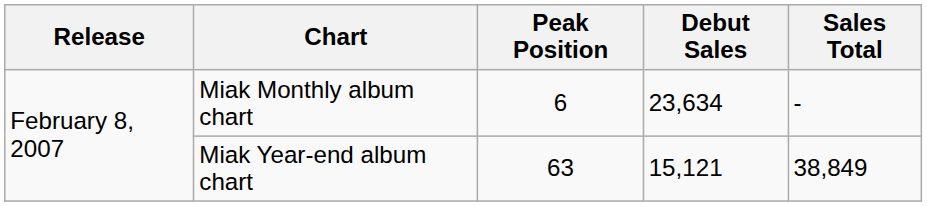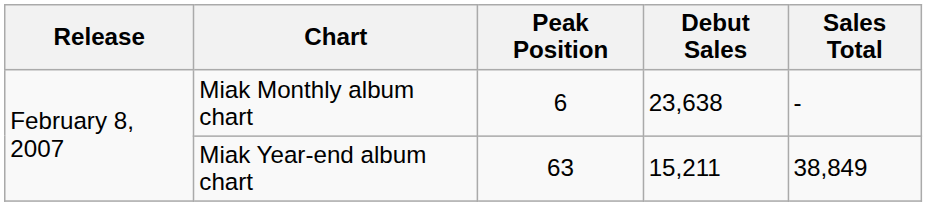(686, 102) 23,634 -> (686, 102) 23,638
(686, 168) 15,121 -> (685, 168) 15,211
